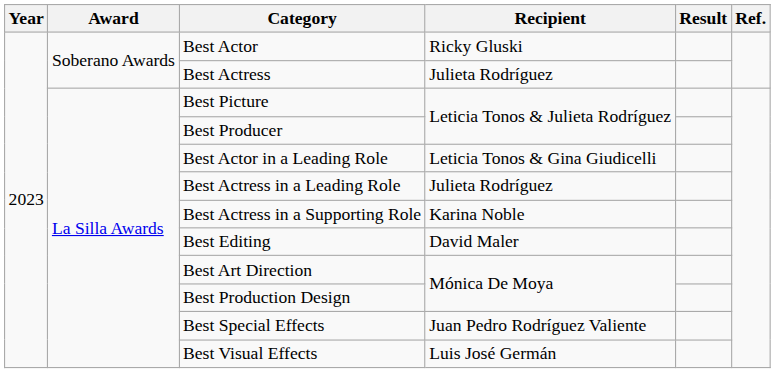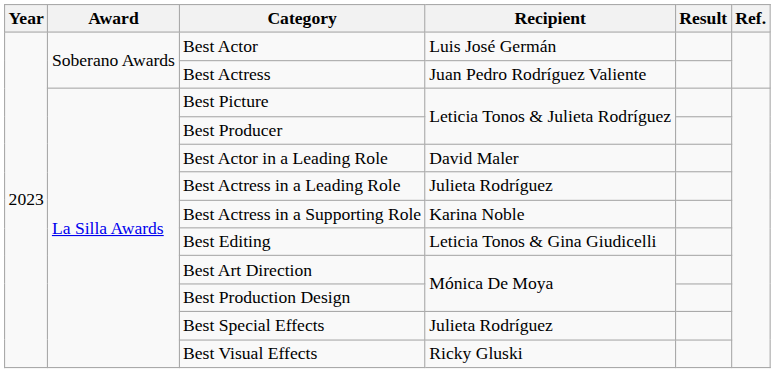(476, 46) Ricky Gluski -> (493, 46) Luis José Germán
(491, 74) Julieta Rodríguez -> (538, 74) Juan Pedro Rodríguez Valiente
(543, 158) Leticia Tonos & Gina Giudicelli -> (474, 158) David Maler
(474, 241) David Maler -> (543, 241) Leticia Tonos & Gina Giudicelli
(538, 325) Juan Pedro Rodríguez Valiente -> (491, 325) Julieta Rodríguez
(493, 353) Luis José Germán -> (476, 353) Ricky Gluski
